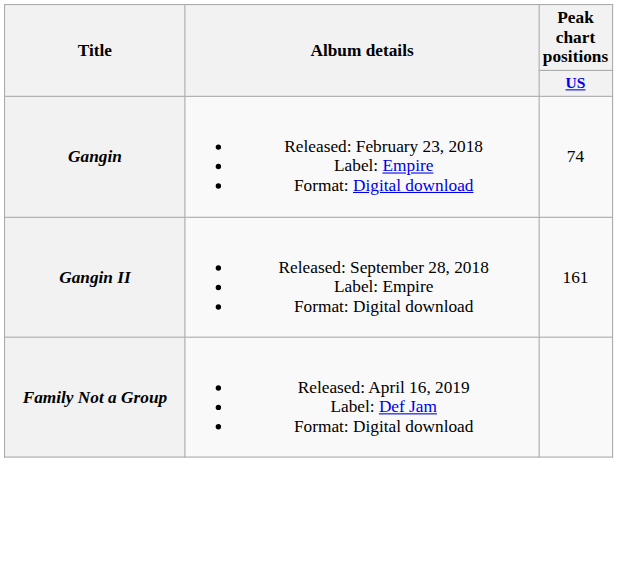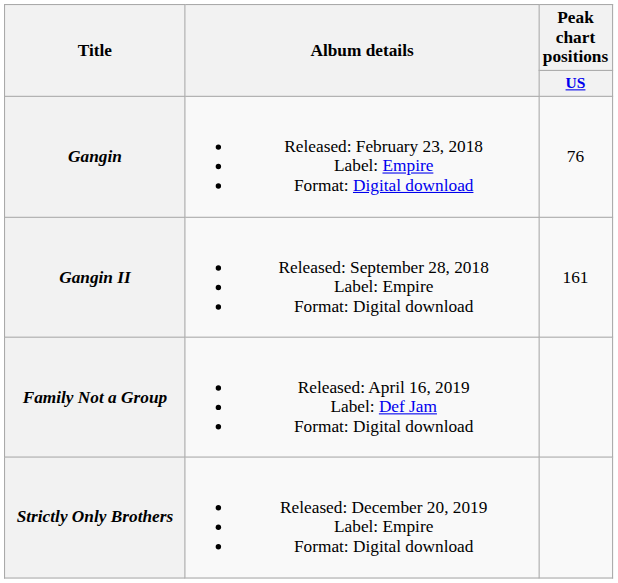(576, 156) 74 -> (576, 156) 76
+ row: (95, 517)
